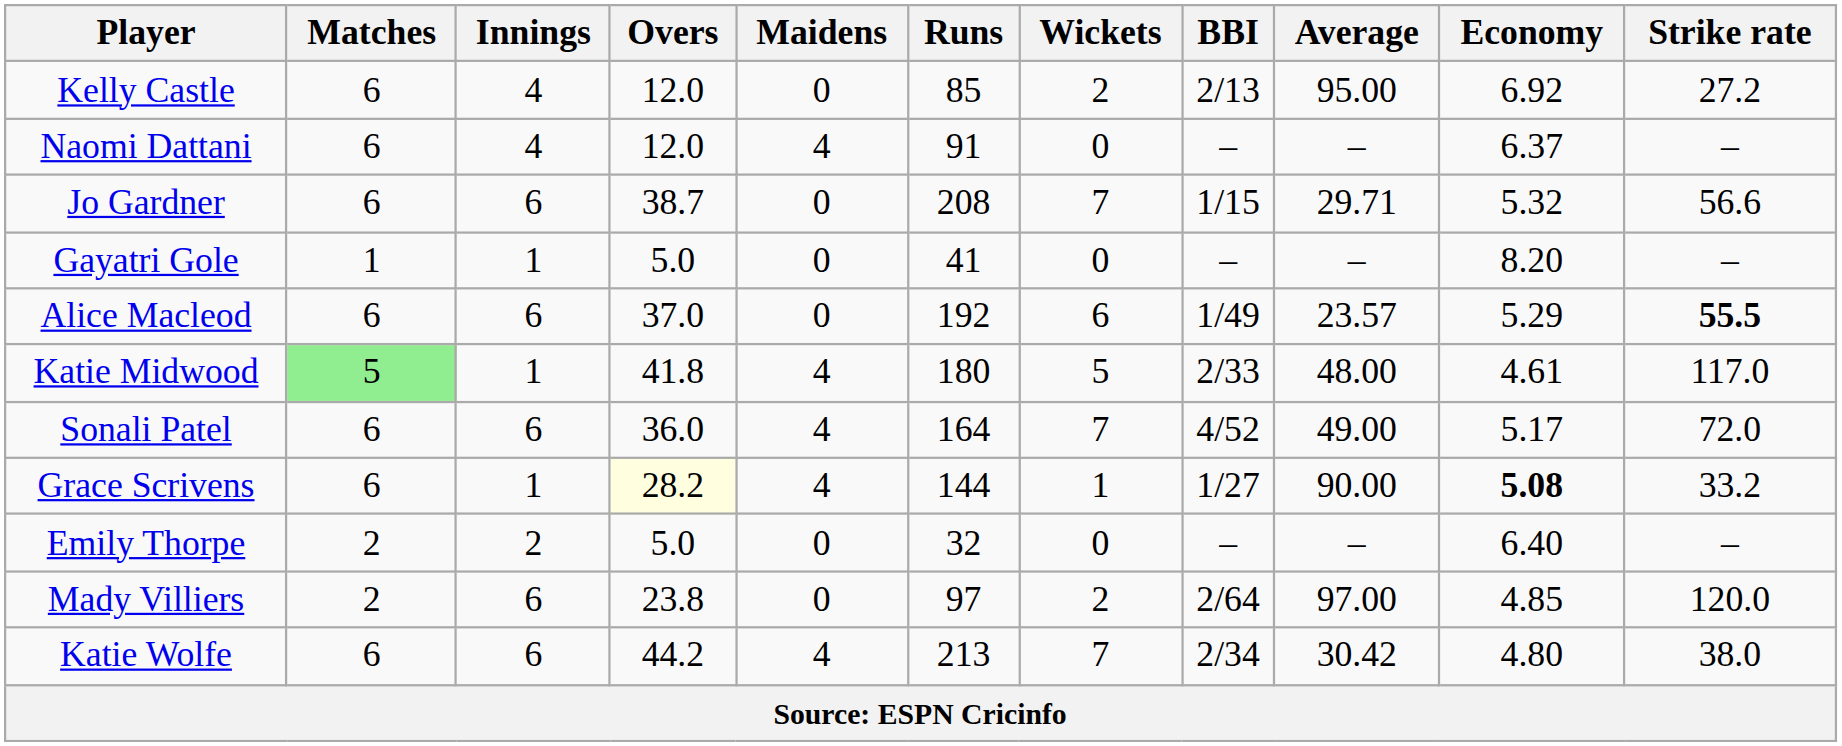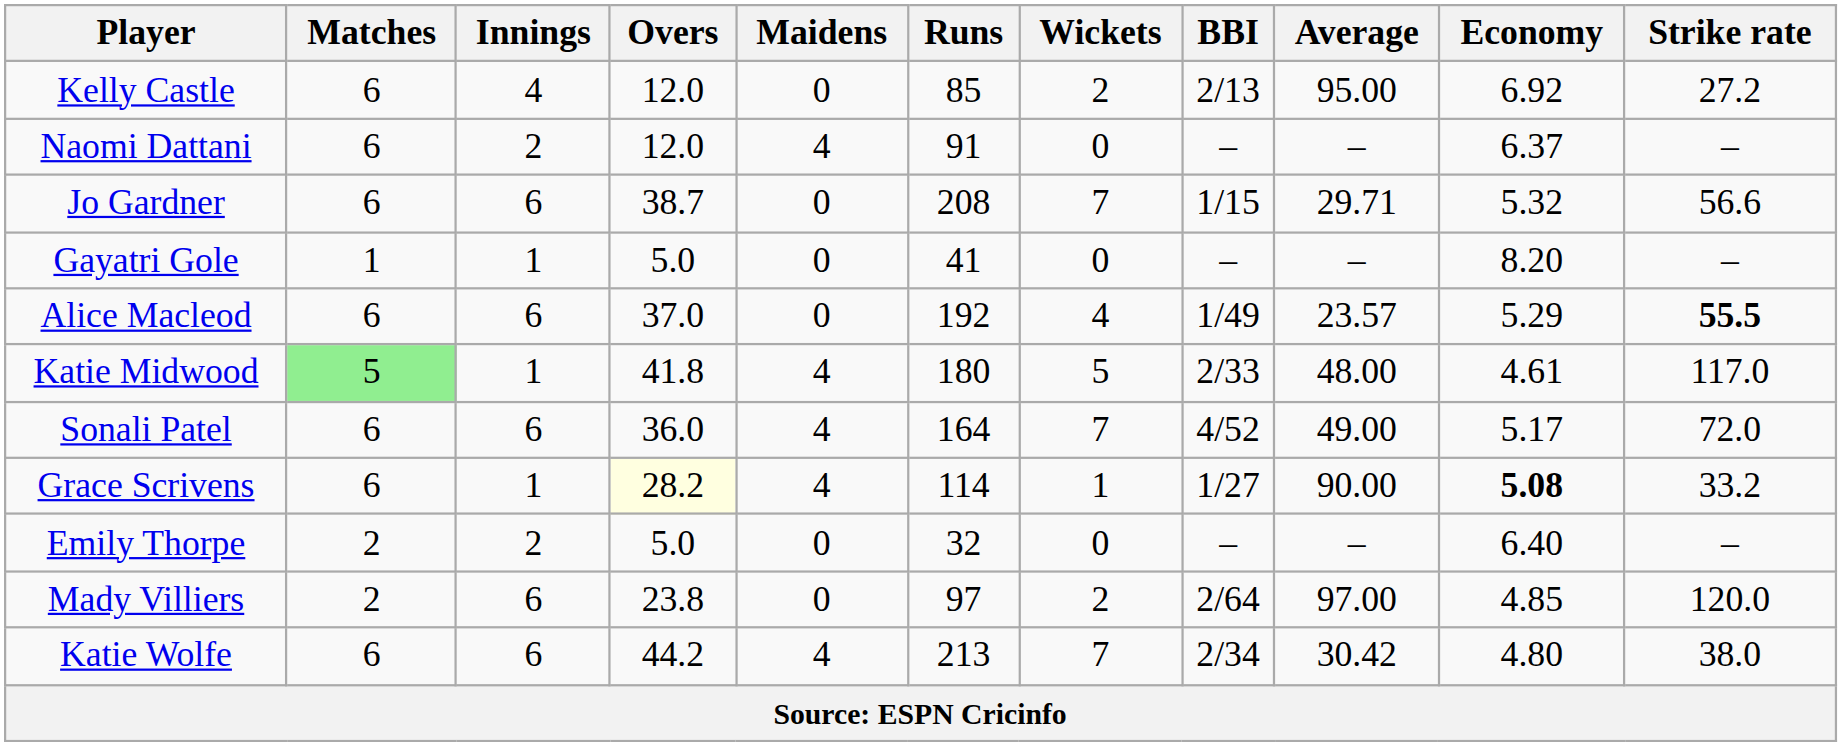(533, 145) 4 -> (533, 145) 2
(1100, 315) 6 -> (1100, 315) 4
(964, 485) 144 -> (964, 485) 114
